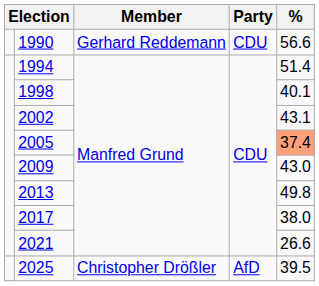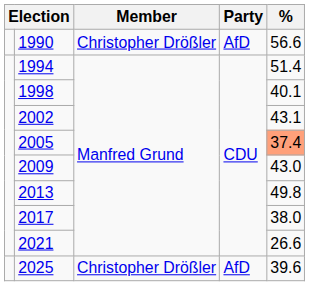(151, 42) Gerhard Reddemann -> (147, 42) Christopher Drößler
(250, 42) CDU -> (237, 42) AfD
(296, 268) 39.5 -> (286, 268) 39.6
